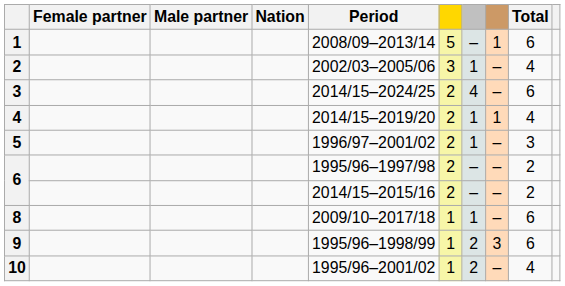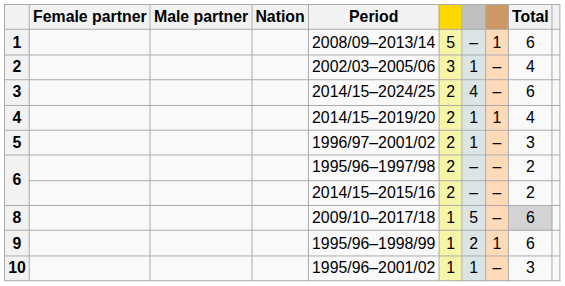(474, 218) 1 -> (474, 218) 5
(530, 218) no background -> (530, 218) lightgrey background
(497, 243) 3 -> (497, 243) 1
(474, 268) 2 -> (474, 268) 1
(530, 268) 4 -> (530, 268) 3
